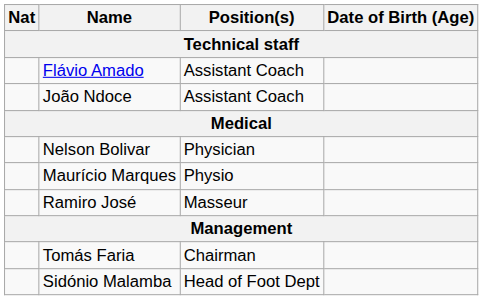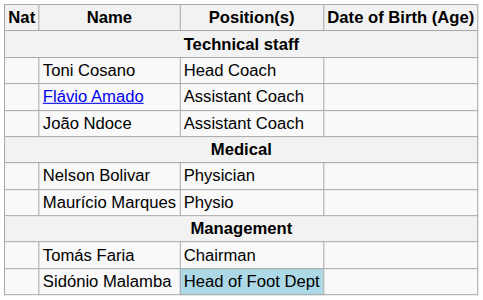+ row: (89, 70)
- row: (90, 202)
(252, 281) no background -> (252, 281) lightblue background
